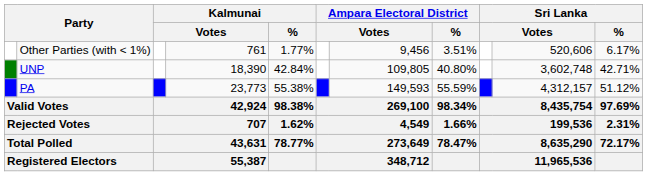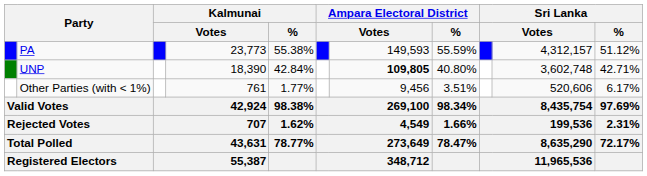rows swapped: (27, 87) <-> (85, 50)
(408, 69) normal -> (408, 69) bold
